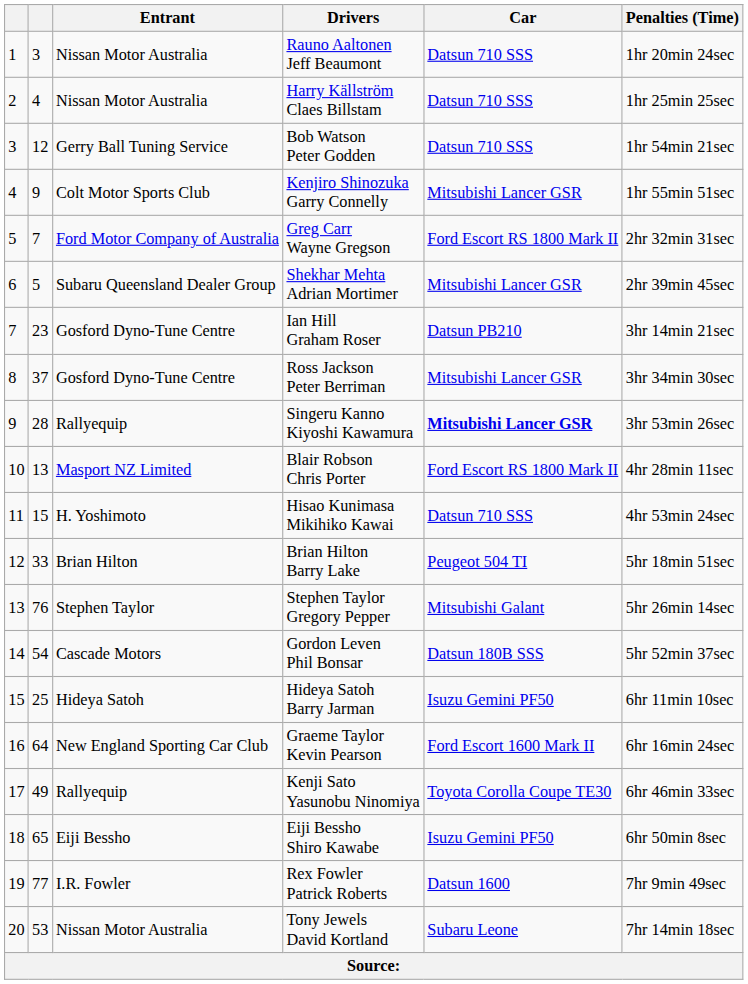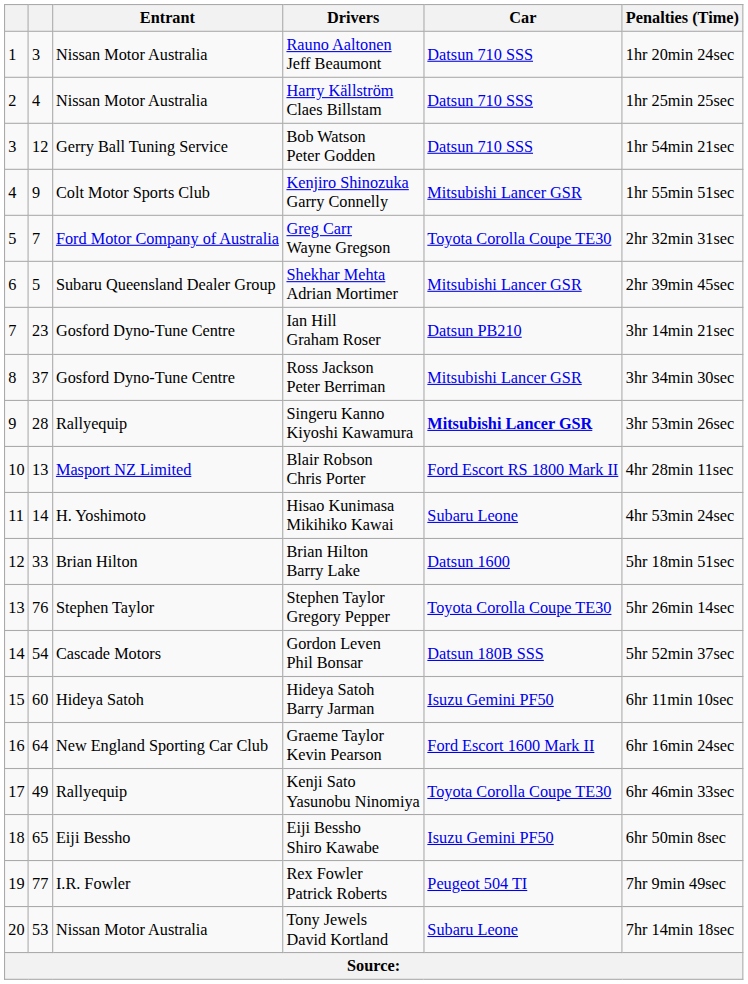(523, 238) Ford Escort RS 1800 Mark II -> (519, 238) Toyota Corolla Coupe TE30
(40, 515) 15 -> (40, 515) 14
(480, 515) Datsun 710 SSS -> (473, 515) Subaru Leone
(477, 561) Peugeot 504 TI -> (469, 561) Datsun 1600
(486, 607) Mitsubishi Galant -> (519, 607) Toyota Corolla Coupe TE30
(40, 699) 25 -> (40, 699) 60
(469, 883) Datsun 1600 -> (477, 883) Peugeot 504 TI
